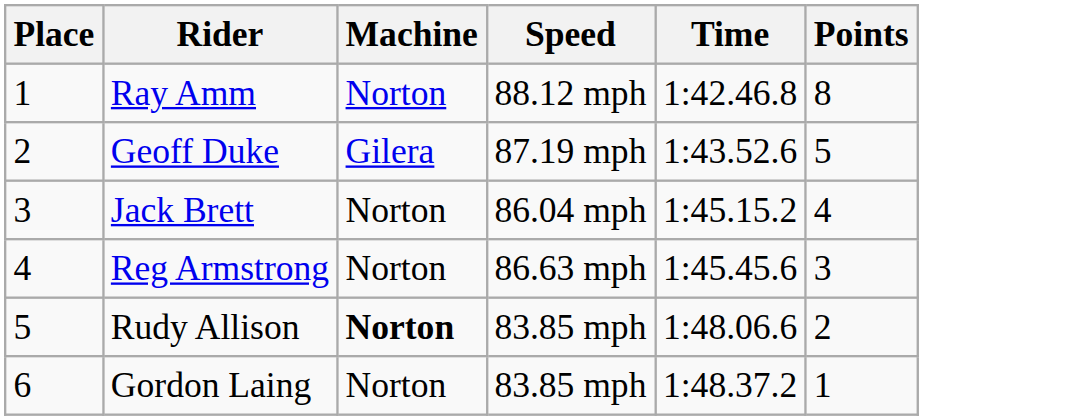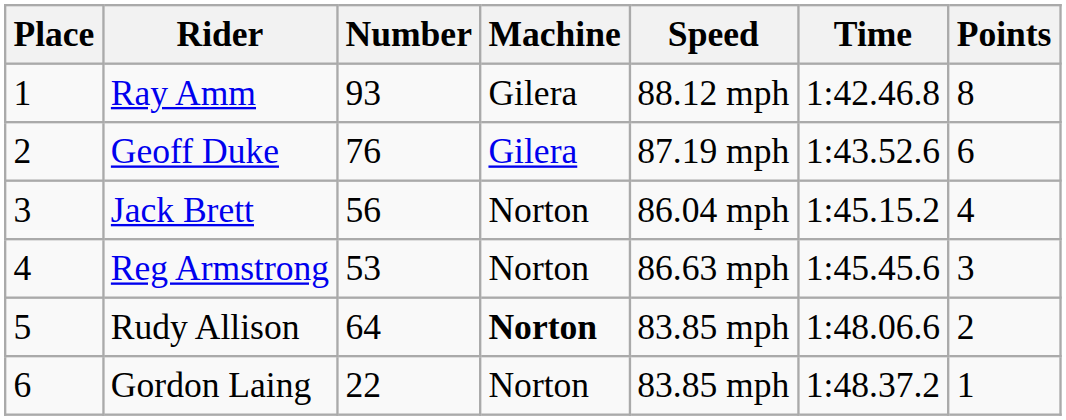+ column: (409, 34)
(396, 92) Norton -> (533, 92) Gilera
(823, 151) 5 -> (966, 151) 6
